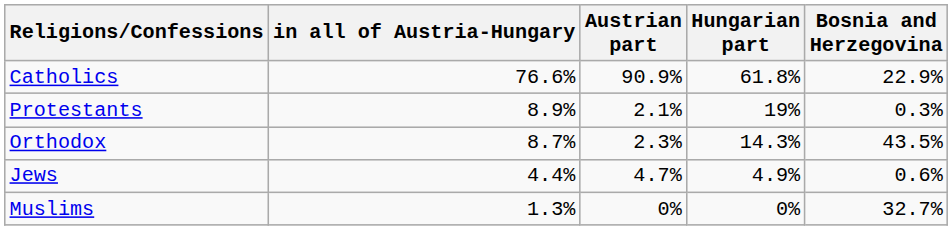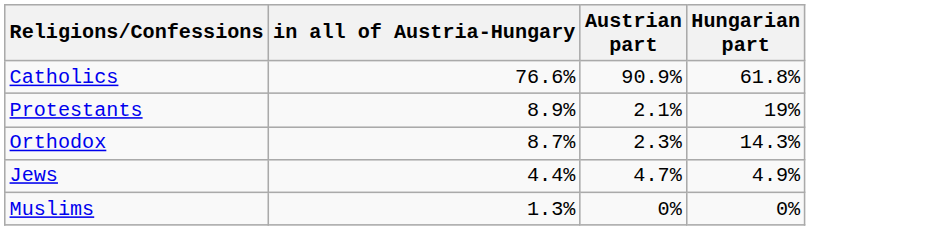- column: (876, 33)
